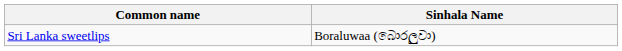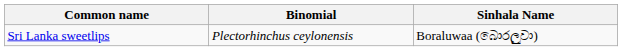+ column: (311, 14)
